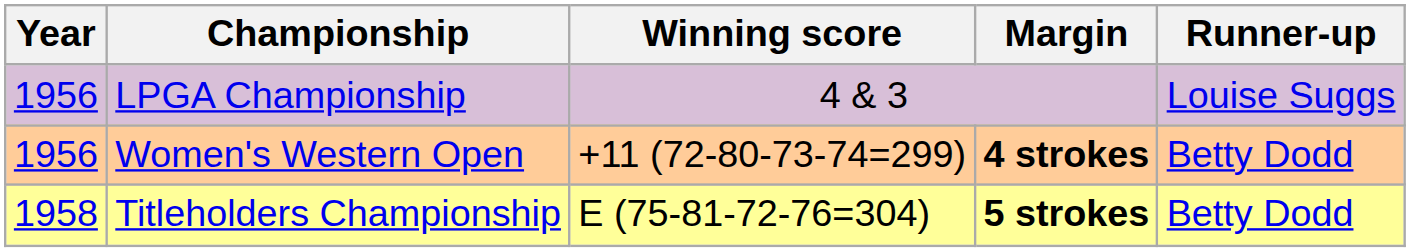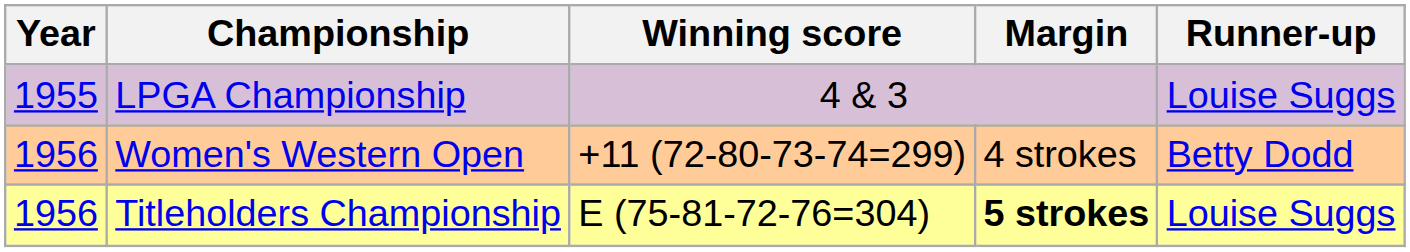(56, 94) 1956 -> (56, 94) 1955
(1066, 154) bold -> (1060, 154) normal
(56, 214) 1958 -> (56, 214) 1956
(1260, 214) Betty Dodd -> (1281, 214) Louise Suggs
